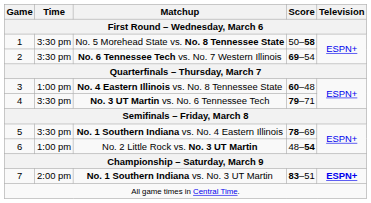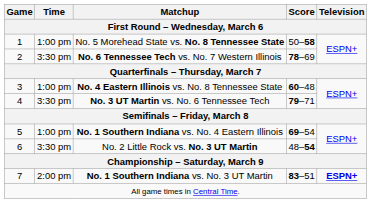(54, 42) 3:30 pm -> (54, 42) 1:00 pm
(302, 57) 69–54 -> (302, 57) 78–69
(54, 131) 3:30 pm -> (54, 131) 1:00 pm
(302, 131) 78–69 -> (302, 131) 69–54
(54, 146) 1:00 pm -> (54, 146) 3:30 pm
